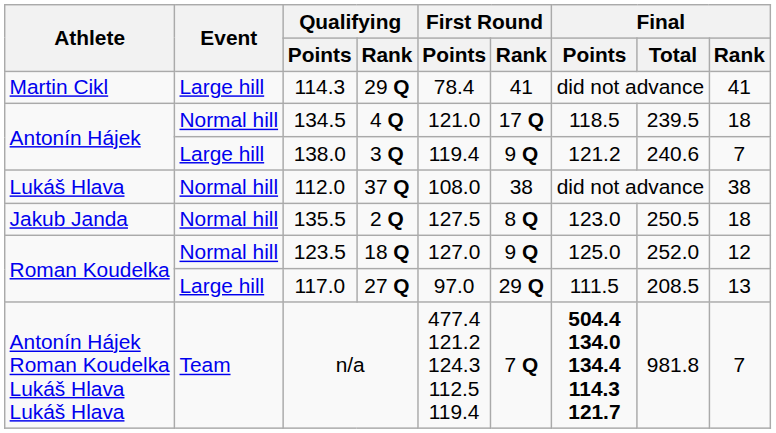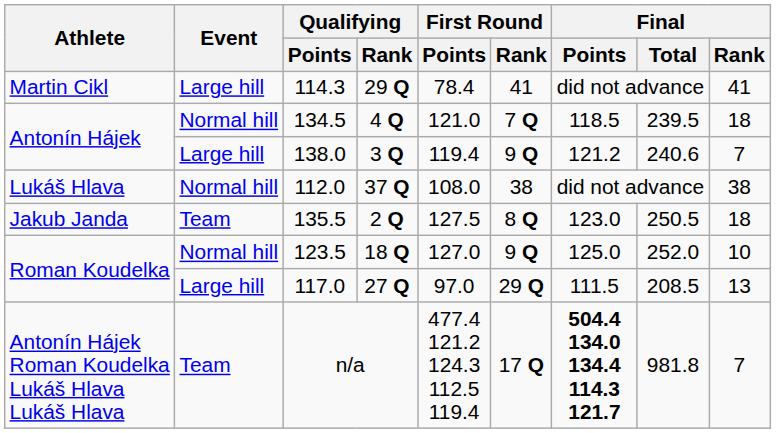(521, 121) 17 Q -> (521, 121) 7 Q
(229, 220) Normal hill -> (205, 220) Team
(739, 253) 12 -> (739, 253) 10
(521, 365) 7 Q -> (521, 365) 17 Q
